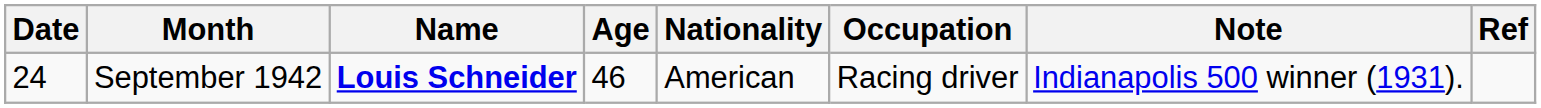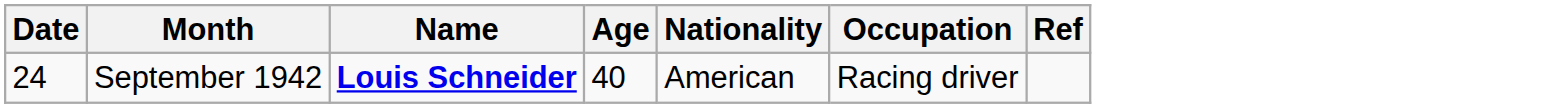- column: (1248, 29)
(609, 78) 46 -> (609, 78) 40
